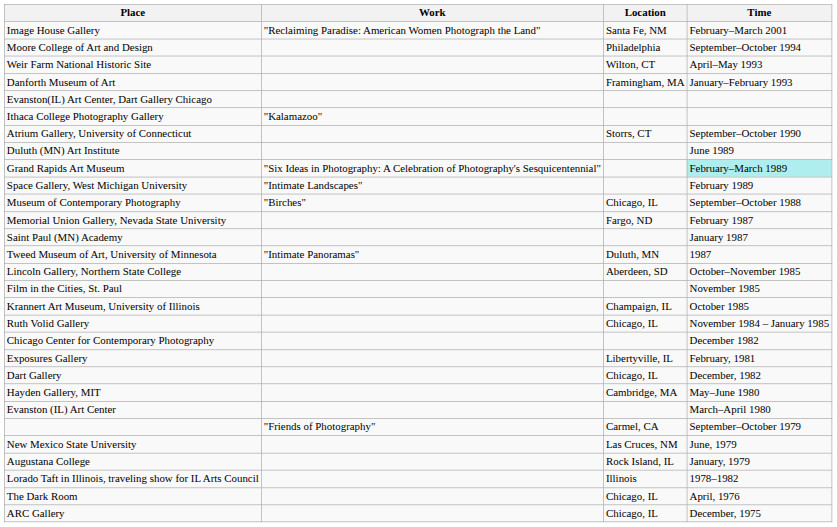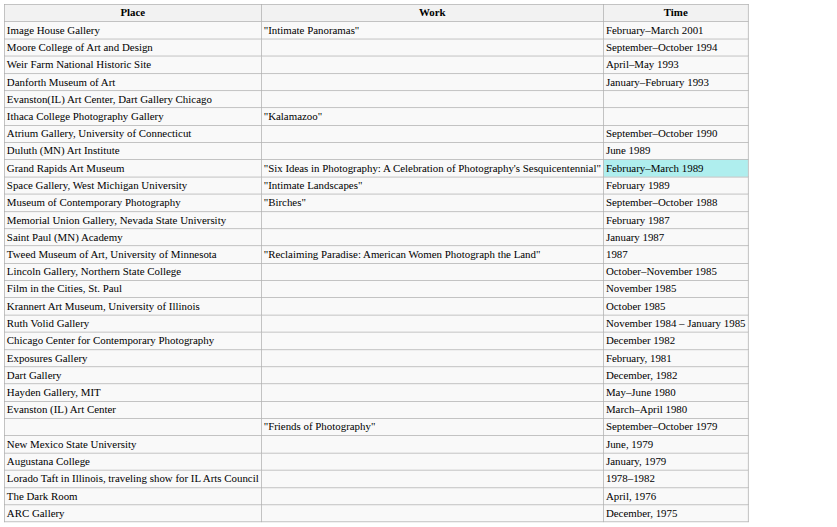- column: (645, 13)
(402, 30) "Reclaiming Paradise: American Women Photograph the Land" -> (312, 30) "Intimate Panoramas"
(312, 254) "Intimate Panoramas" -> (402, 254) "Reclaiming Paradise: American Women Photograph the Land"
